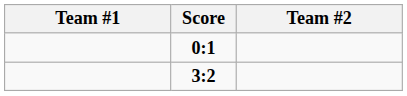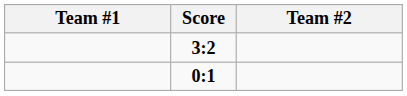rows swapped: (204, 47) <-> (204, 76)
